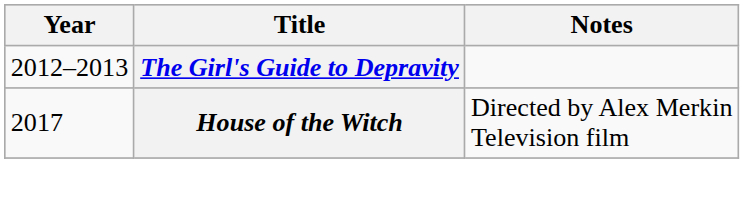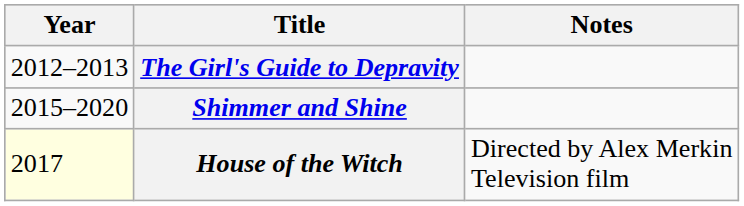+ row: (300, 107)
(37, 122) no background -> (37, 163) lightyellow background
